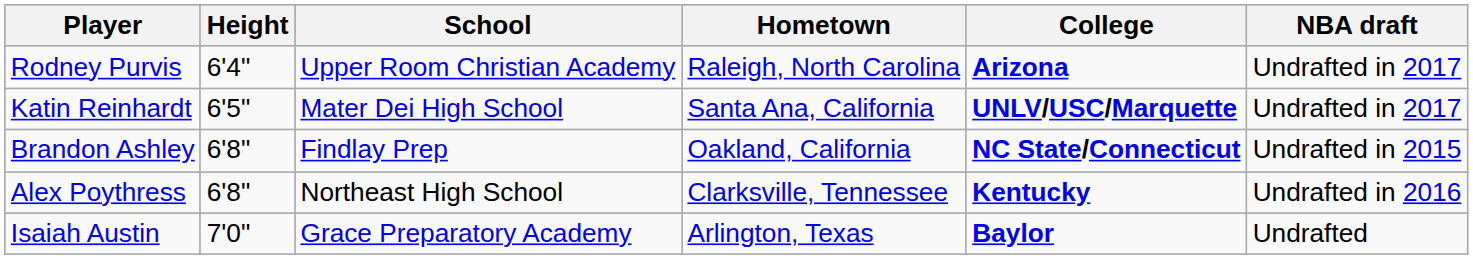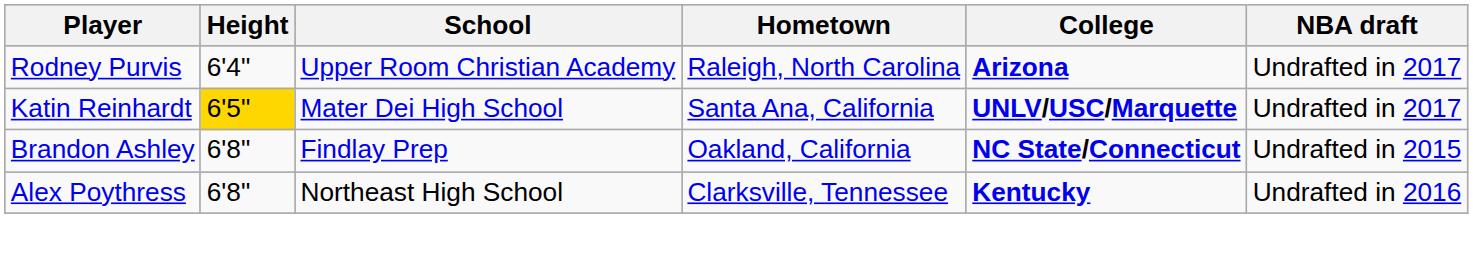(229, 108) no background -> (229, 108) gold background
- row: (85, 233)
